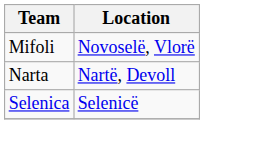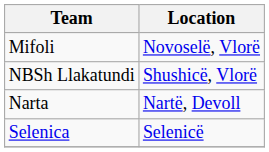+ row: (72, 75)
